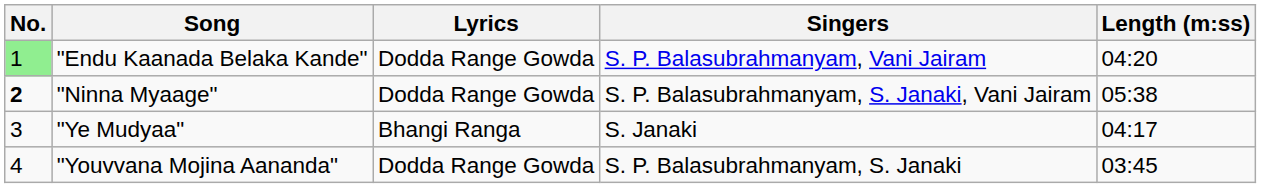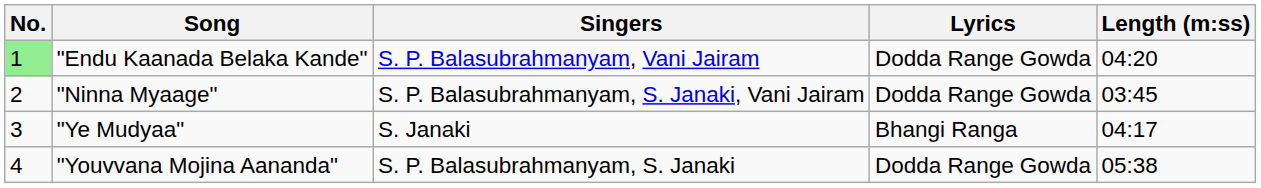columns swapped: (848, 23) <-> (486, 23)
(16, 94) bold -> (16, 94) normal
(1130, 94) 05:38 -> (1130, 94) 03:45
(1130, 165) 03:45 -> (1130, 165) 05:38
